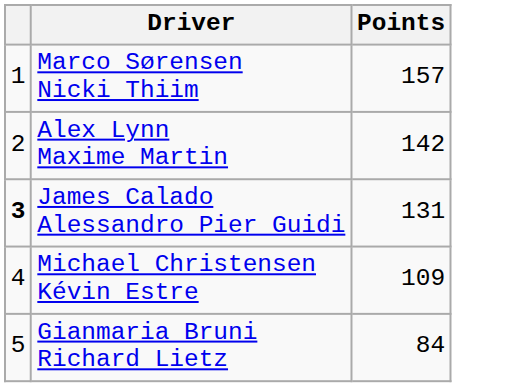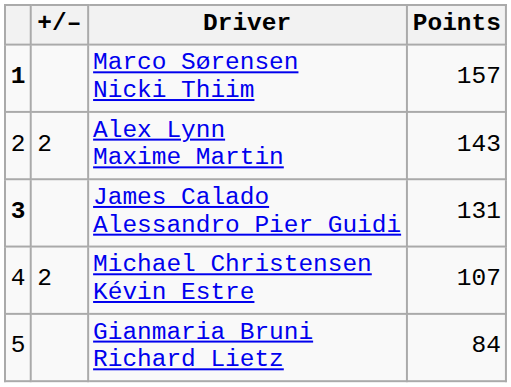+ column: (59, 25)
(18, 78) normal -> (18, 78) bold
(423, 146) 142 -> (479, 146) 143
(423, 280) 109 -> (479, 280) 107
